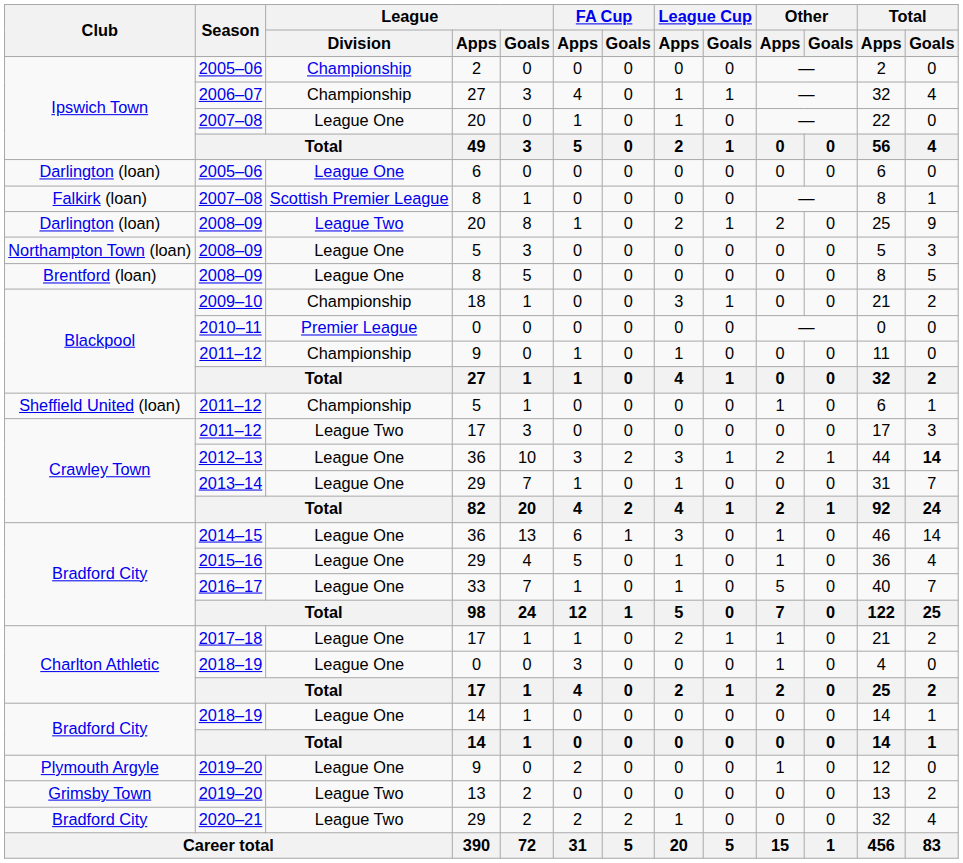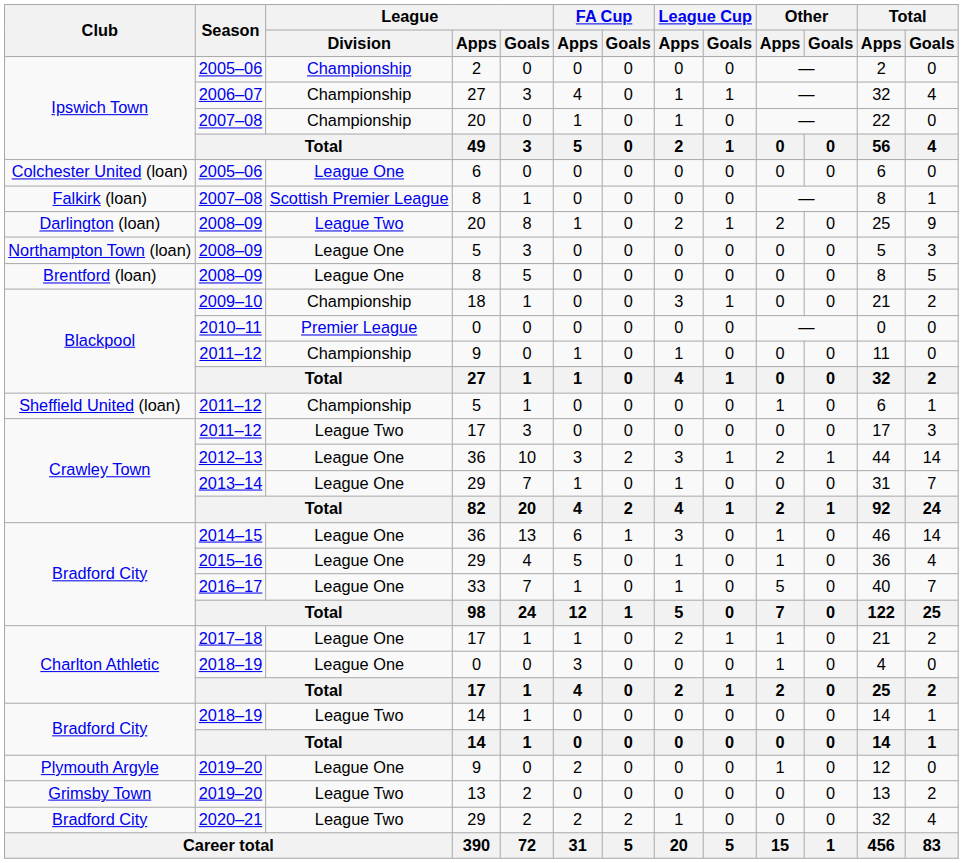(359, 120) League One -> (359, 120) Championship
(100, 172) Darlington (loan) -> (100, 172) Colchester United (loan)
(932, 457) bold -> (932, 457) normal
(359, 716) League One -> (359, 716) League Two
